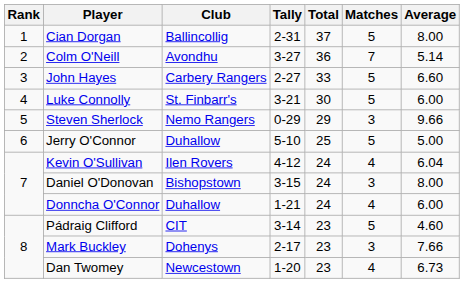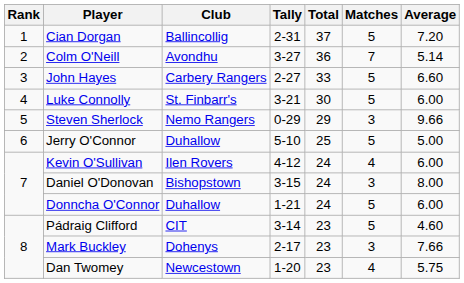(430, 36) 8.00 -> (430, 36) 7.20
(430, 162) 6.04 -> (430, 162) 6.00
(372, 204) 4 -> (372, 204) 5
(430, 267) 6.73 -> (430, 267) 5.75
